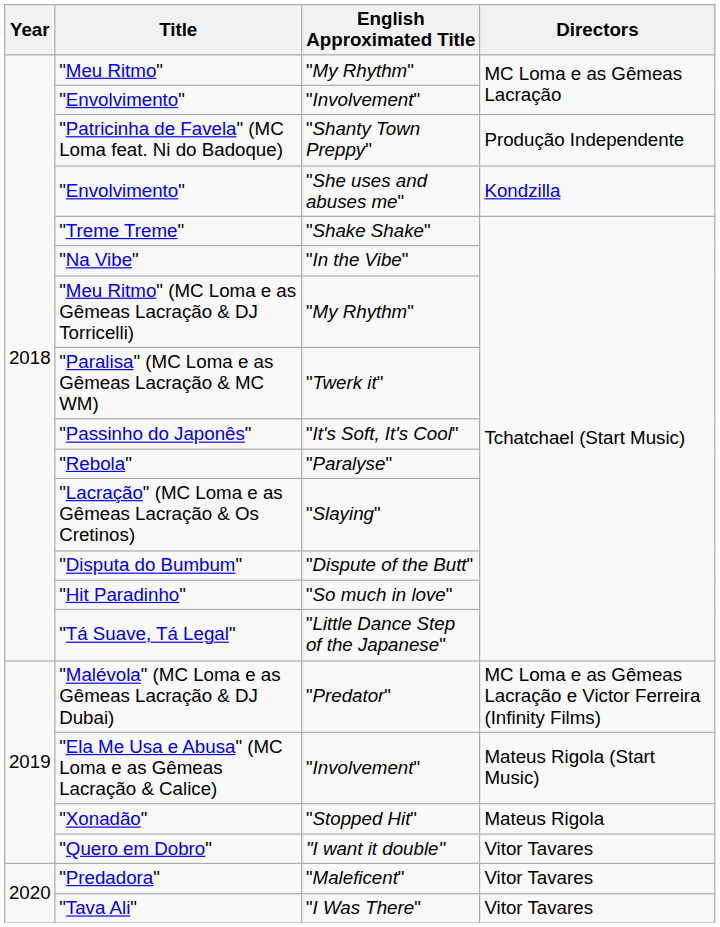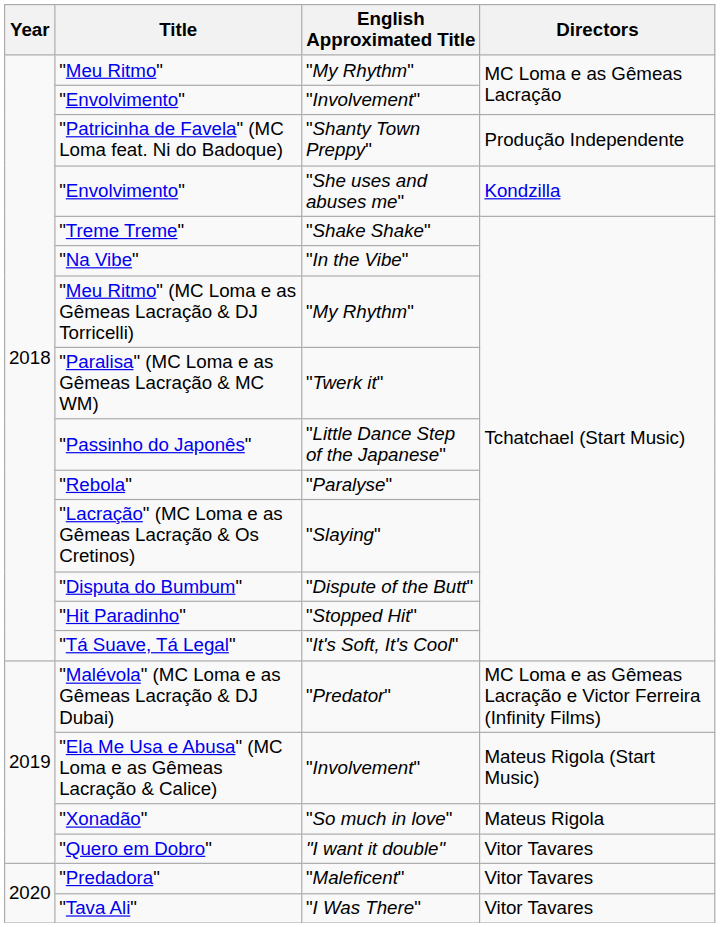(382, 433) "It's Soft, It's Cool" -> (381, 444) "Little Dance Step of the Japanese"
(379, 594) "So much in love" -> (361, 615) "Stopped Hit"
(381, 635) "Little Dance Step of the Japanese" -> (382, 645) "It's Soft, It's Cool"
(361, 818) "Stopped Hit" -> (379, 818) "So much in love"
